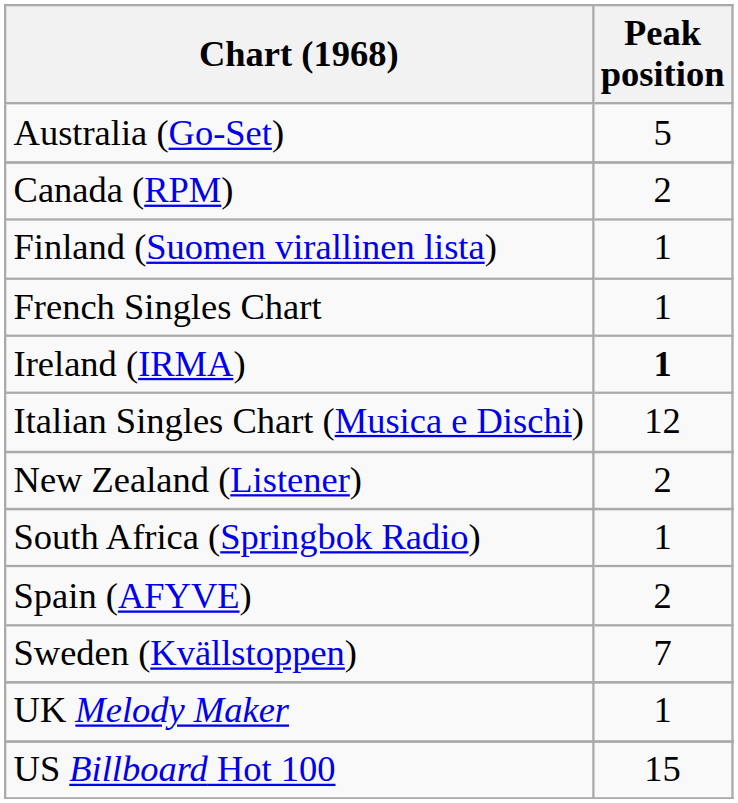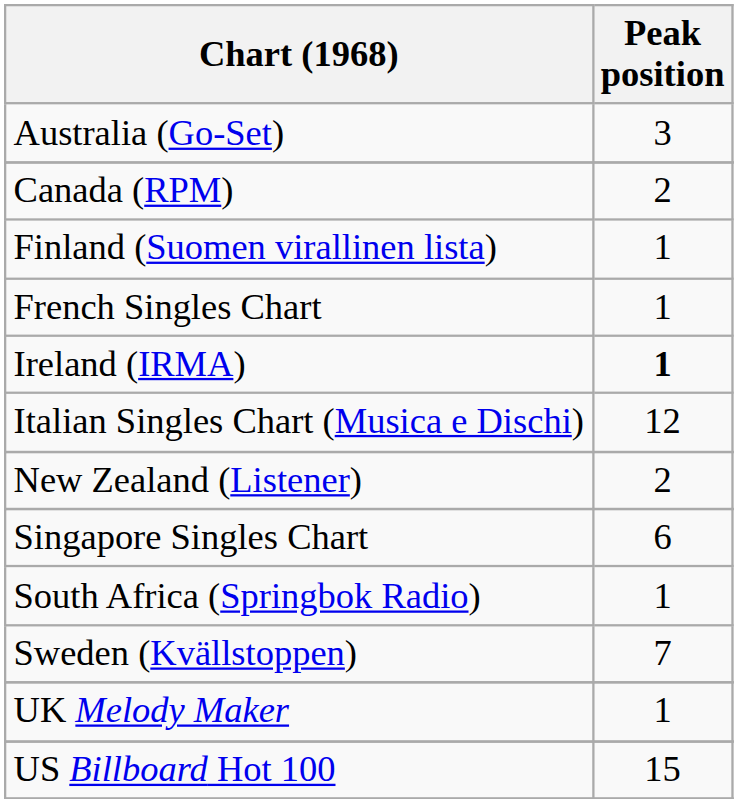(663, 132) 5 -> (663, 132) 3
+ row: (191, 537)
- row: (133, 595)
